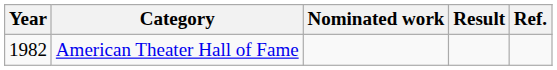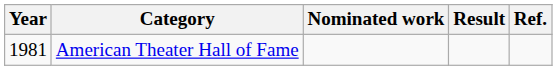(28, 49) 1982 -> (28, 49) 1981
